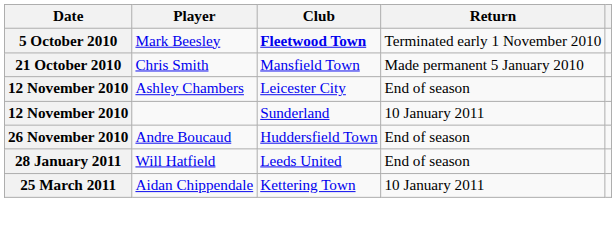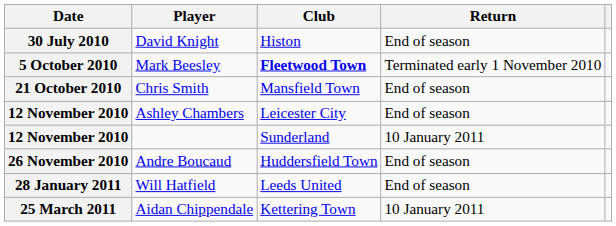+ row: (177, 40)
(484, 64) Made permanent 5 January 2010 -> (427, 88) End of season
